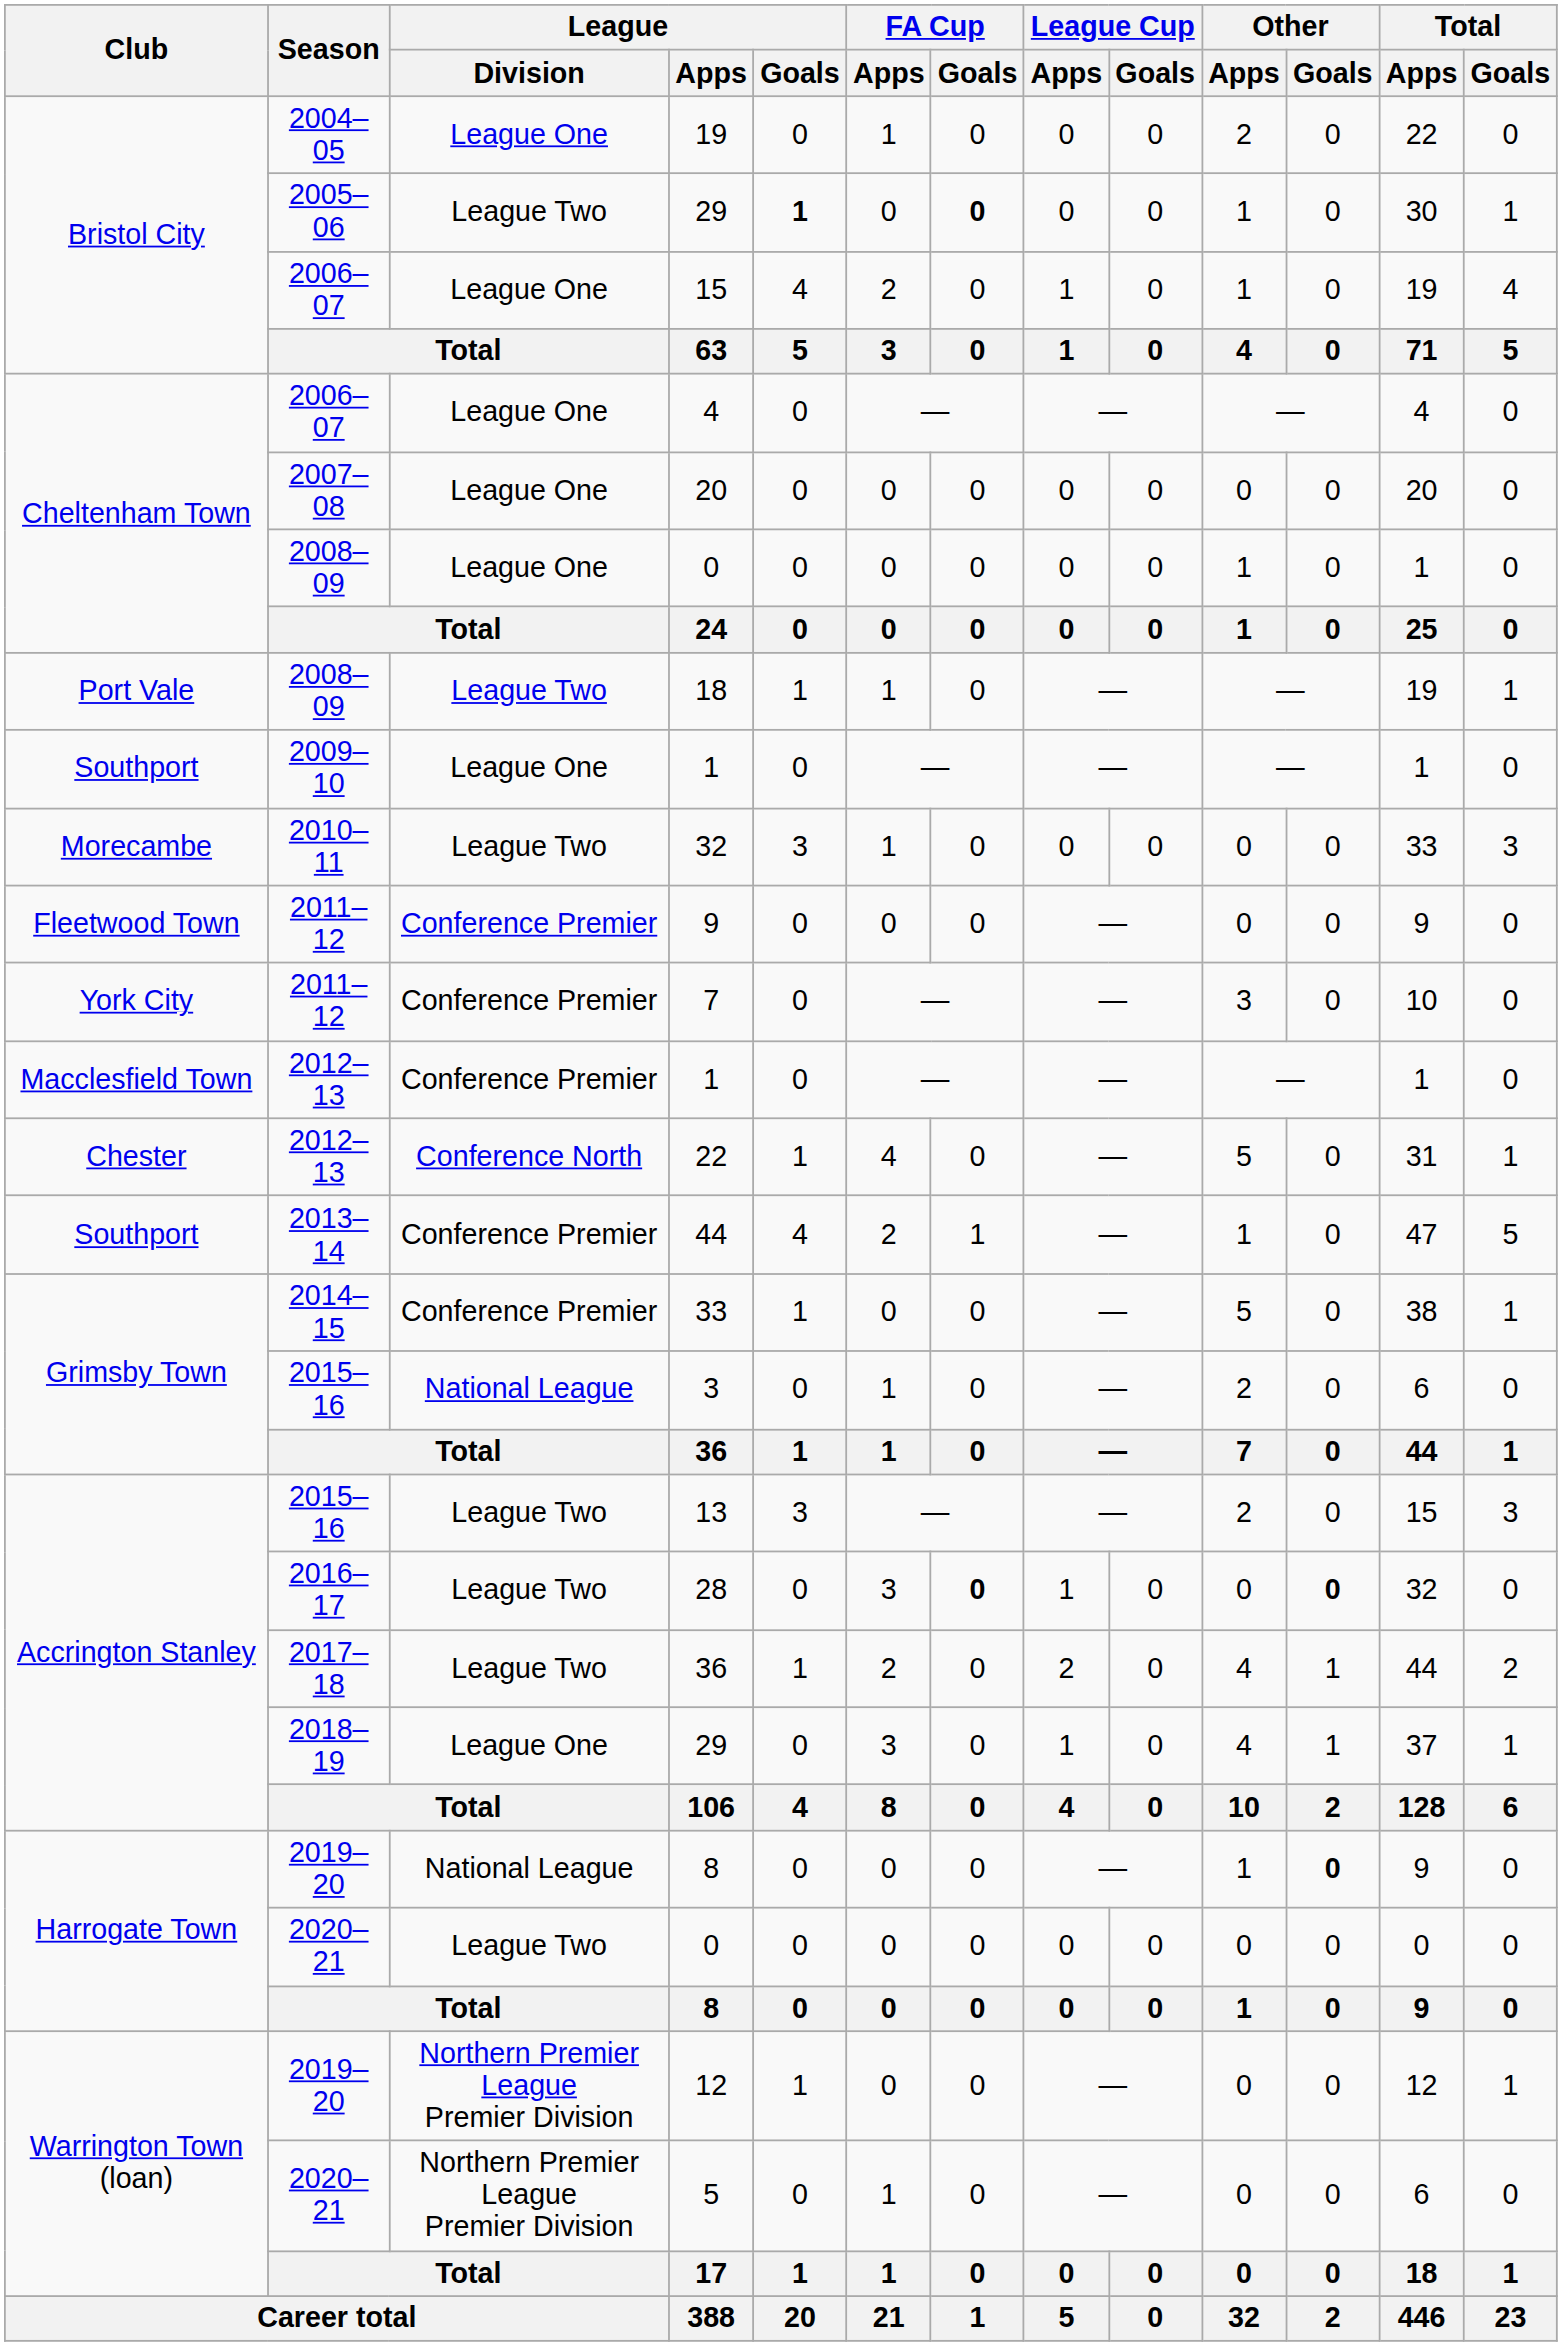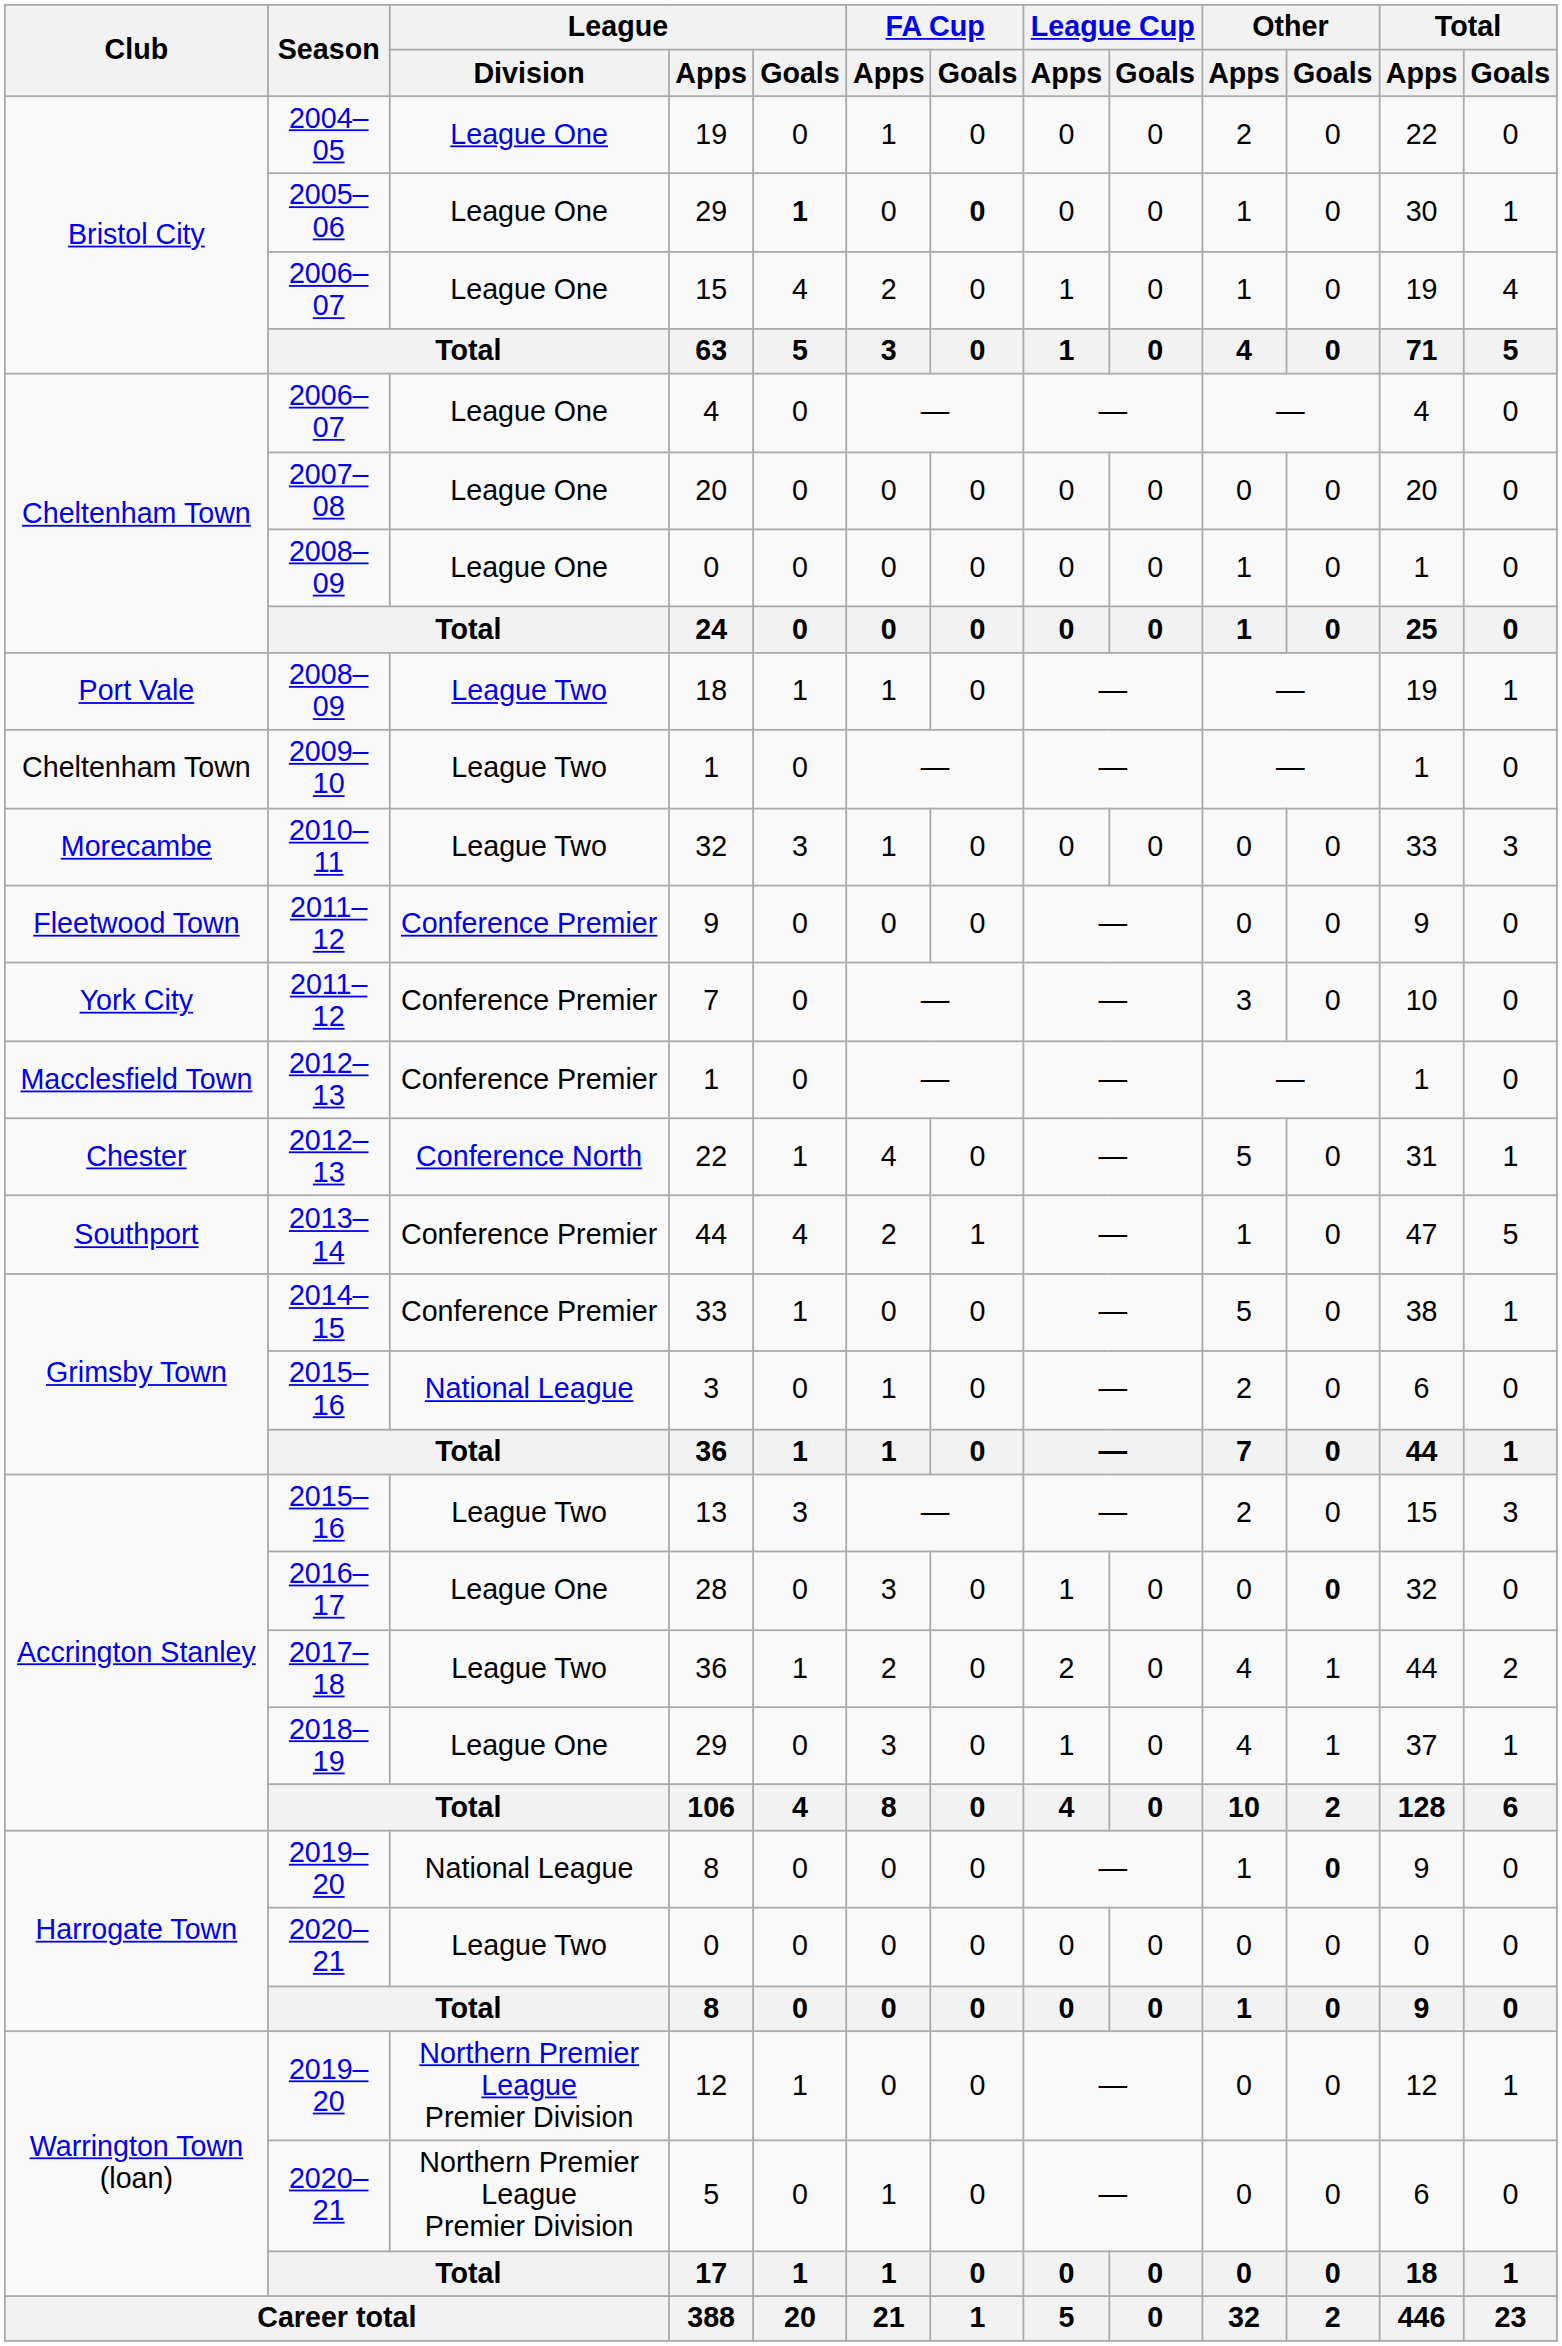(529, 211) League Two -> (529, 211) League One
(136, 768) Southport -> (136, 768) Cheltenham Town
(529, 768) League One -> (529, 768) League Two
(529, 1590) League Two -> (529, 1590) League One
(978, 1590) bold -> (978, 1590) normal
